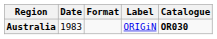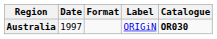(71, 27) 1983 -> (71, 27) 1997
